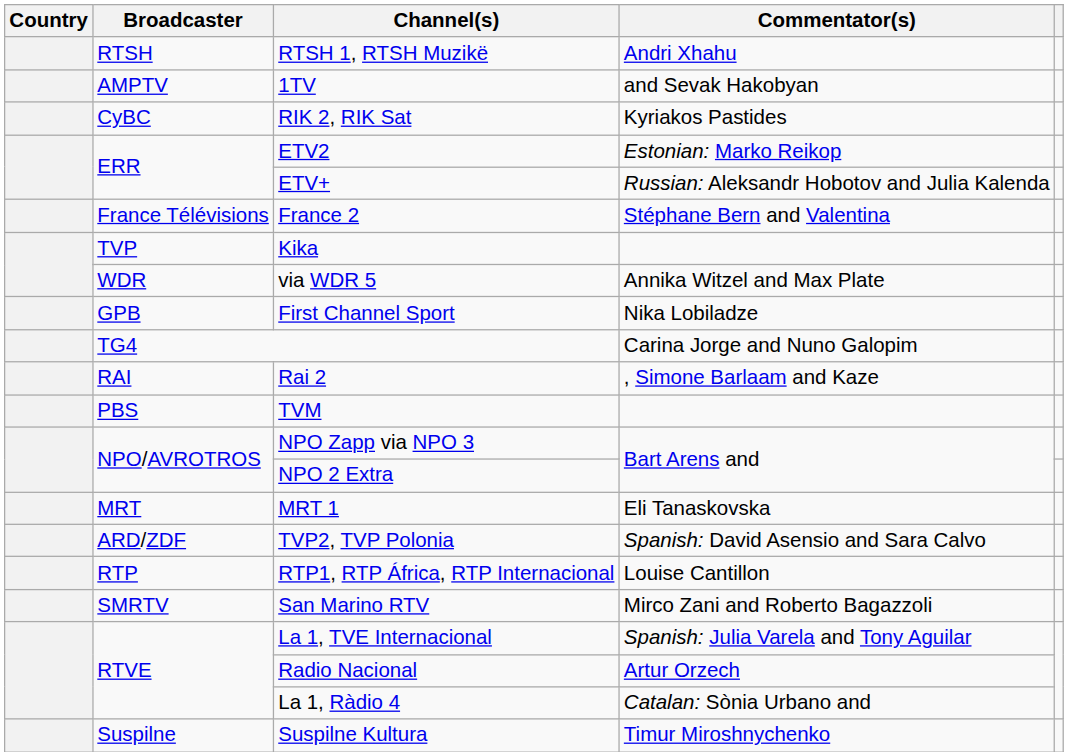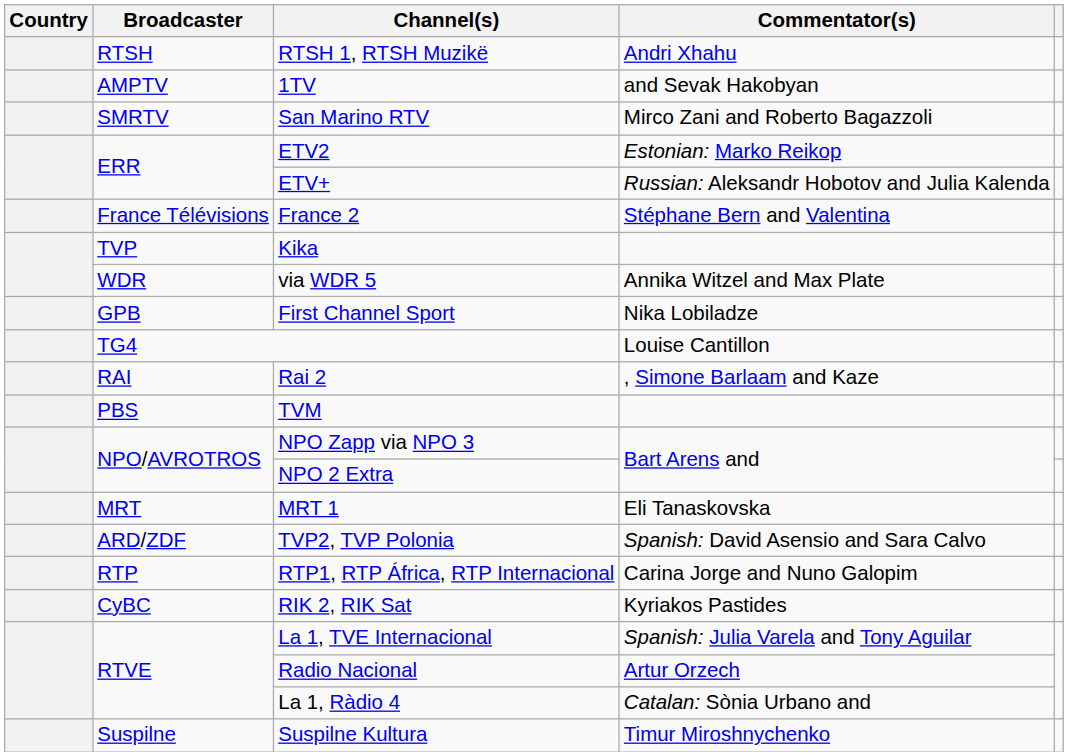rows swapped: (345, 118) <-> (354, 605)
(771, 345) Carina Jorge and Nuno Galopim -> (697, 345) Louise Cantillon
(697, 572) Louise Cantillon -> (771, 572) Carina Jorge and Nuno Galopim
